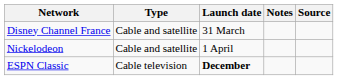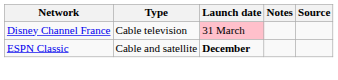(156, 30) Cable and satellite -> (151, 30) Cable television
(224, 30) no background -> (224, 30) pink background
- row: (35, 48)
(151, 65) Cable television -> (156, 48) Cable and satellite
